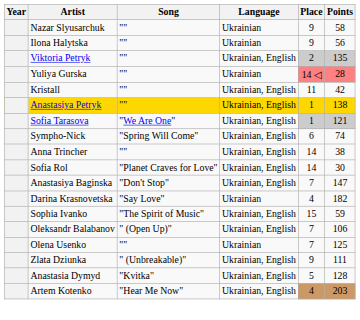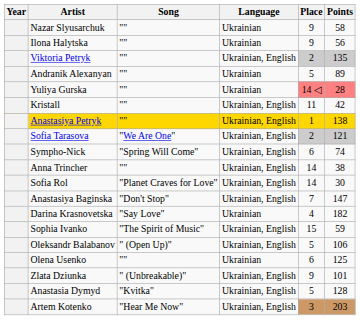+ row: (71, 74)
(311, 121) 1 -> (311, 136) 2
(311, 229) 7 -> (311, 245) 5
(311, 245) 7 -> (311, 260) 6
(340, 260) 111 -> (340, 275) 101
(311, 291) 4 -> (311, 306) 3
